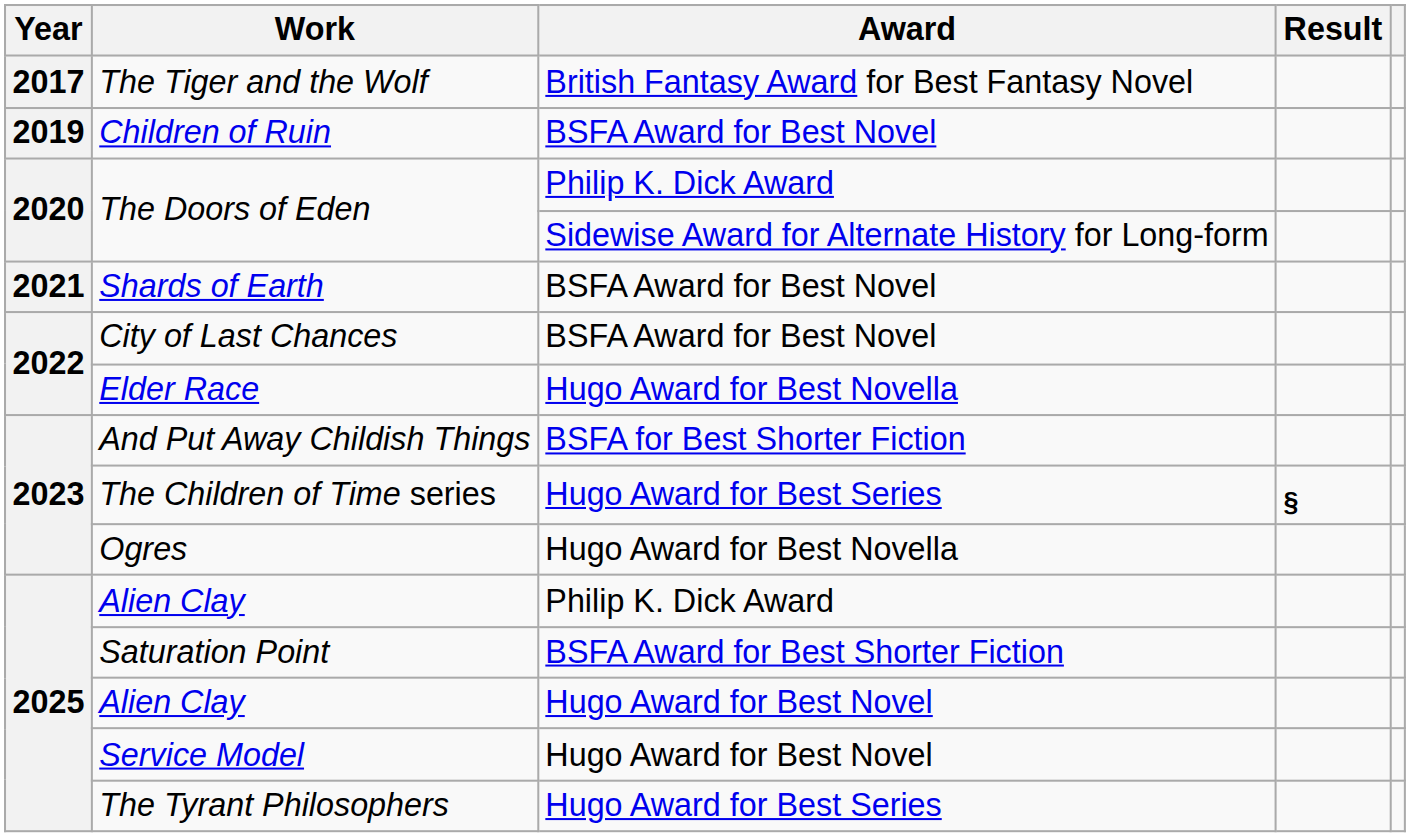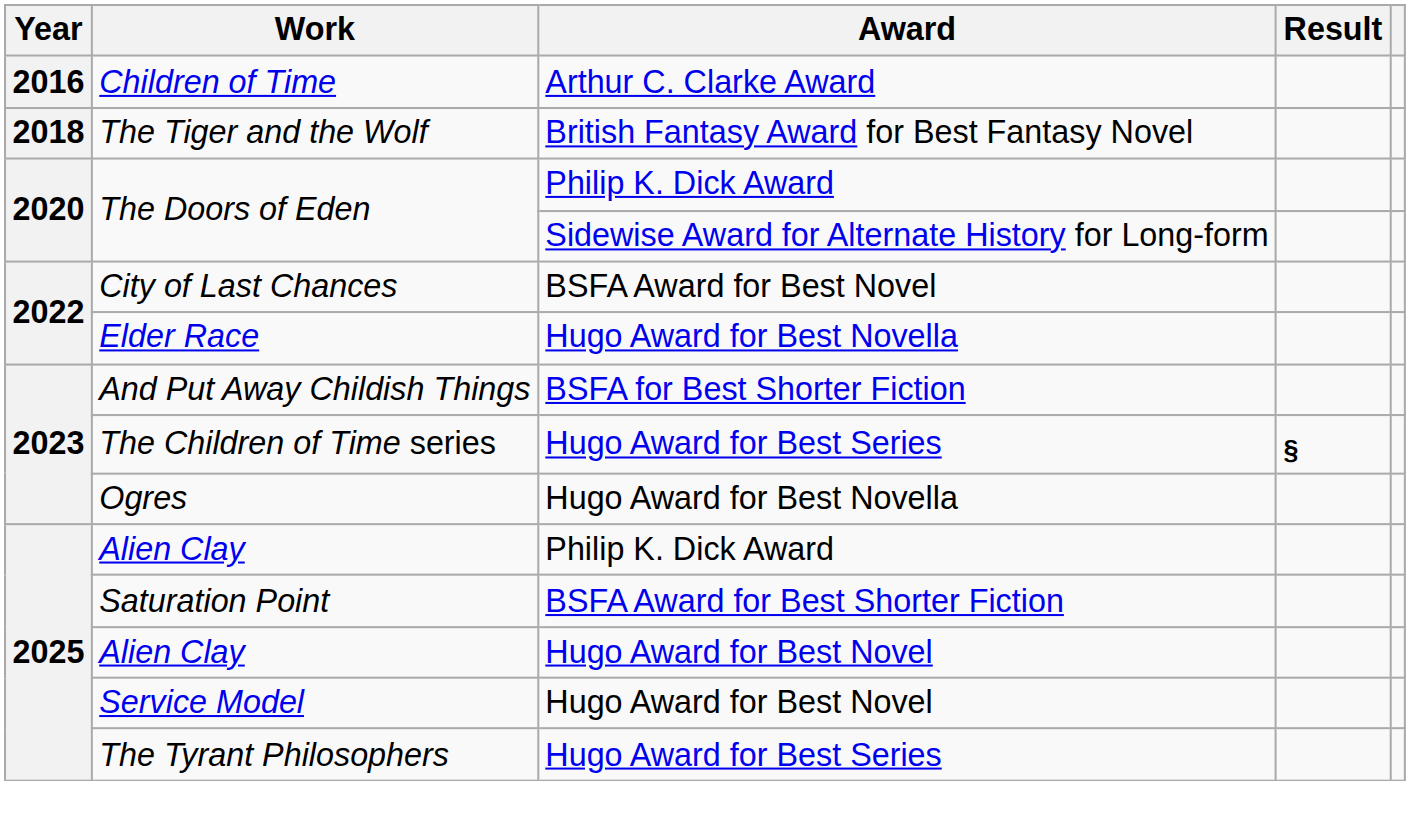+ row: (218, 81)
(48, 81) 2017 -> (48, 132) 2018
- row: (215, 132)
- row: (212, 286)
